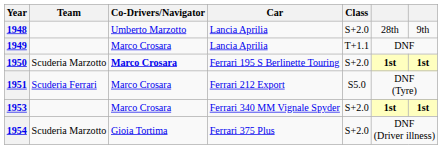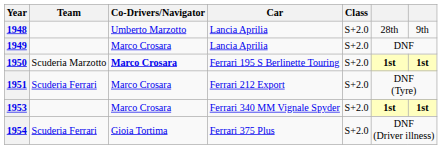(357, 46) T+1.1 -> (357, 46) S+2.0
(357, 85) S5.0 -> (357, 85) S+2.0
(69, 130) Scuderia Marzotto -> (64, 130) Scuderia Ferrari
